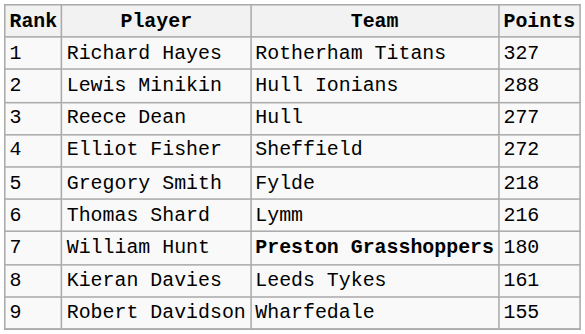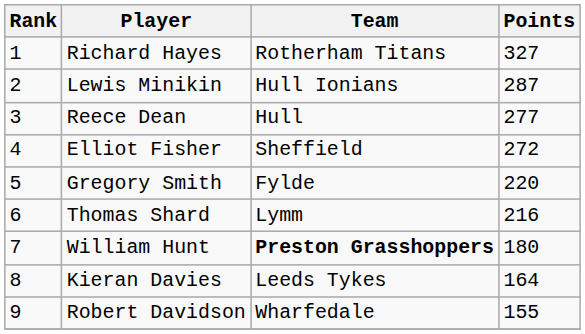(521, 86) 288 -> (521, 86) 287
(521, 183) 218 -> (521, 183) 220
(521, 280) 161 -> (521, 280) 164
